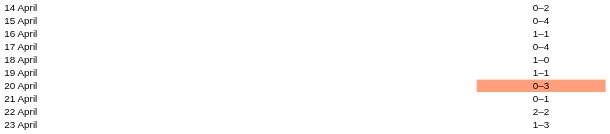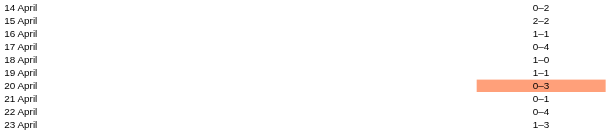(541, 20) 0–4 -> (541, 20) 2–2
(541, 112) 2–2 -> (541, 112) 0–4
